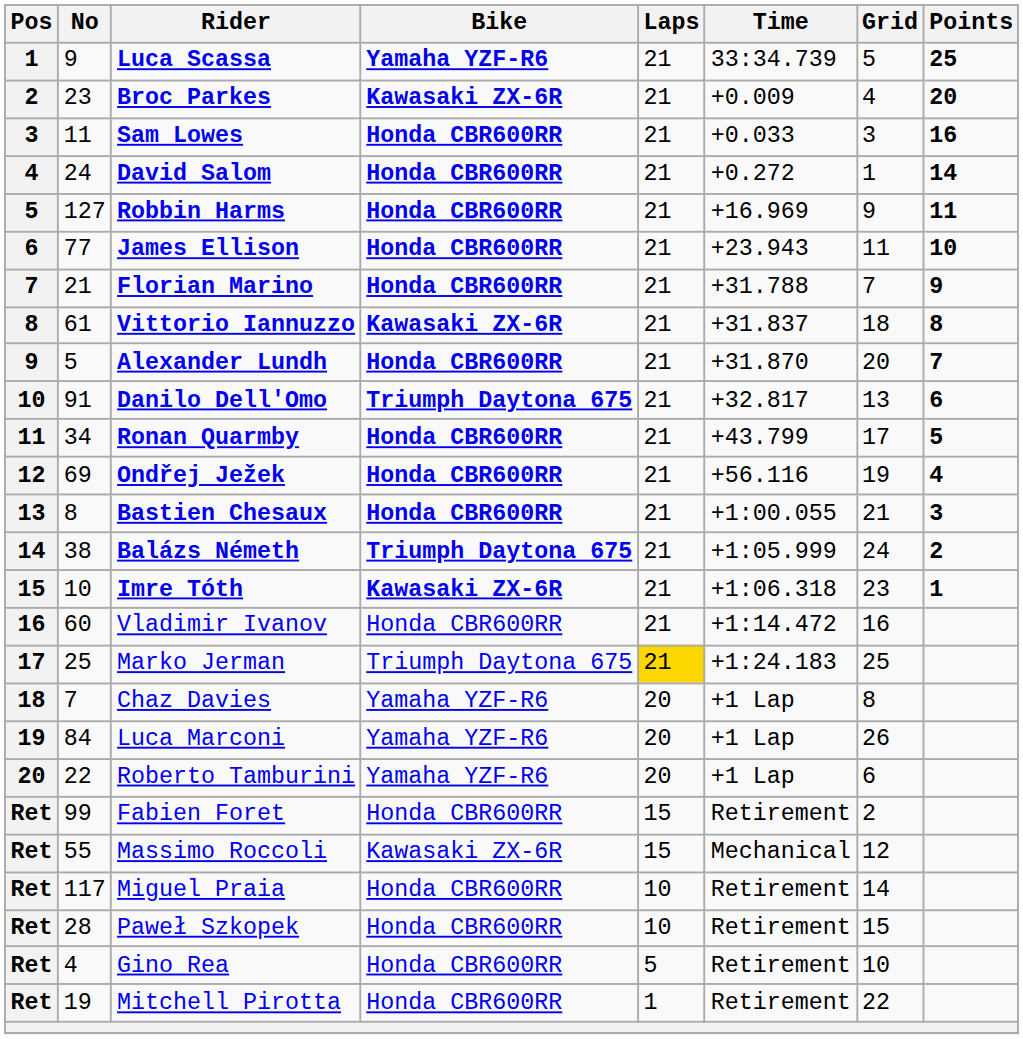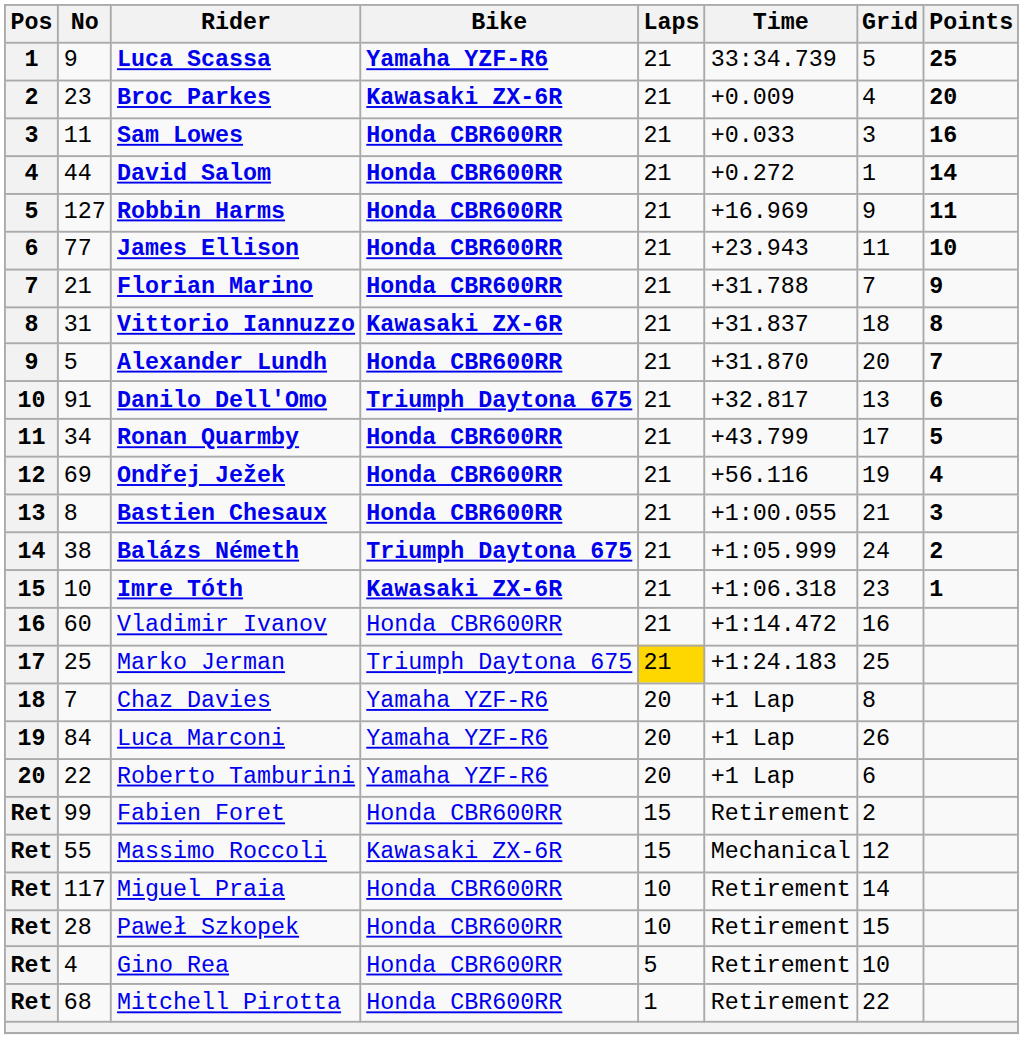(78, 175) 24 -> (78, 175) 44
(78, 326) 61 -> (78, 326) 31
(78, 1004) 19 -> (78, 1004) 68
